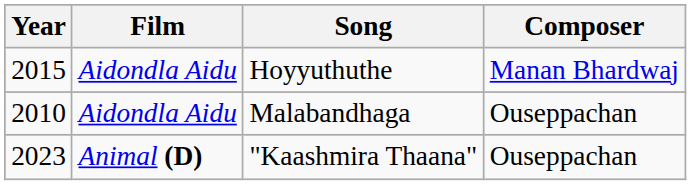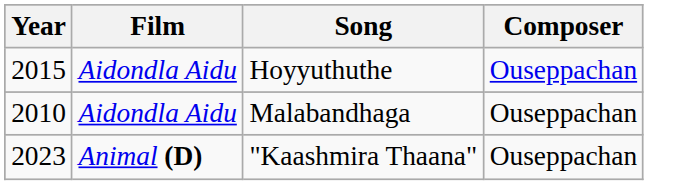(584, 69) Manan Bhardwaj -> (563, 69) Ouseppachan
